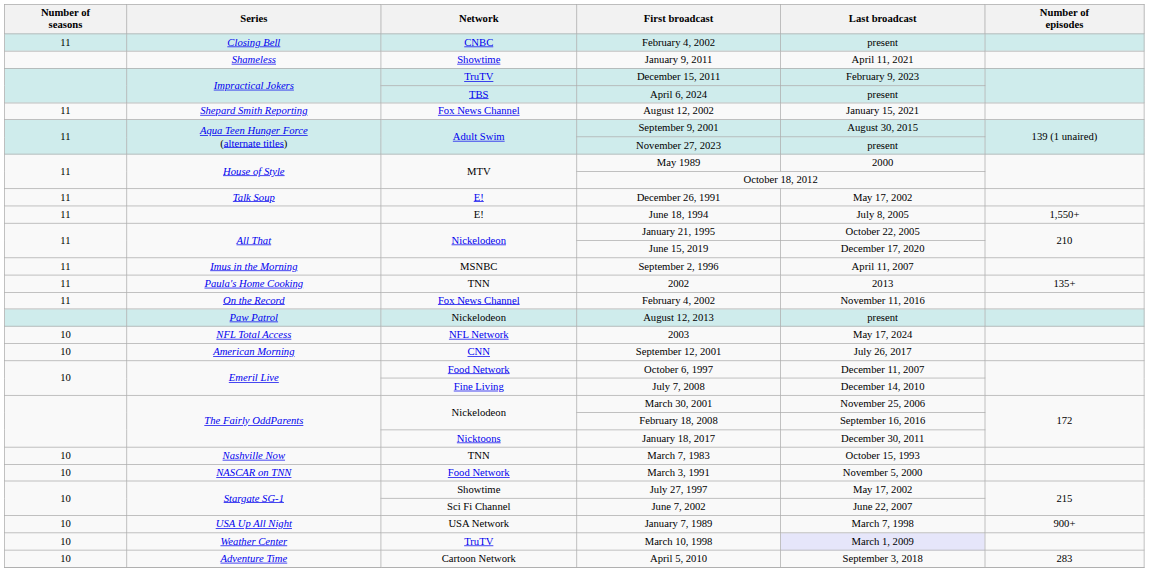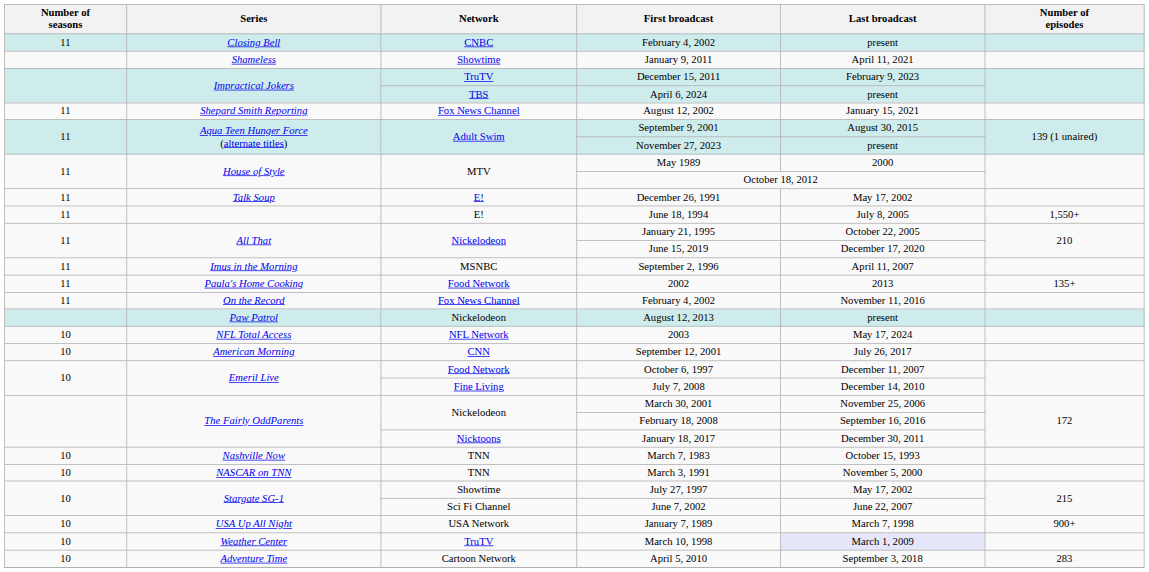(479, 283) TNN -> (479, 283) Food Network
(479, 472) Food Network -> (479, 472) TNN
